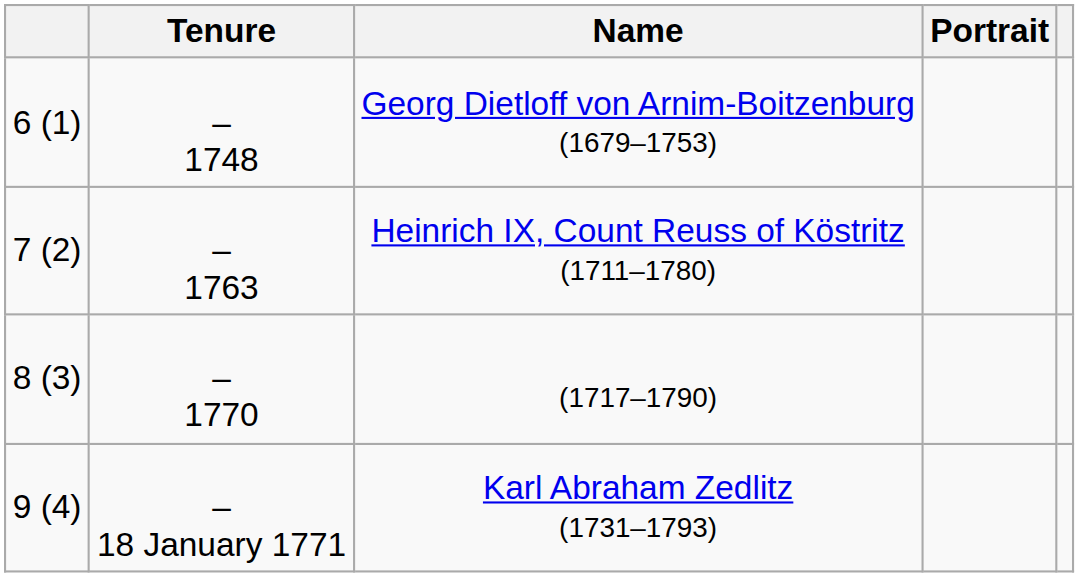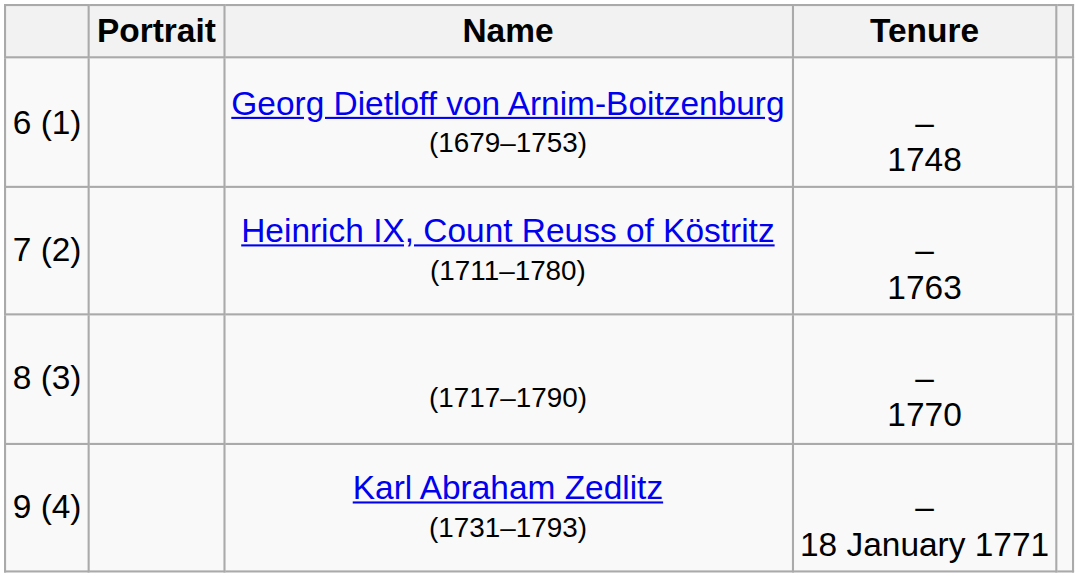columns swapped: (990, 31) <-> (221, 31)
